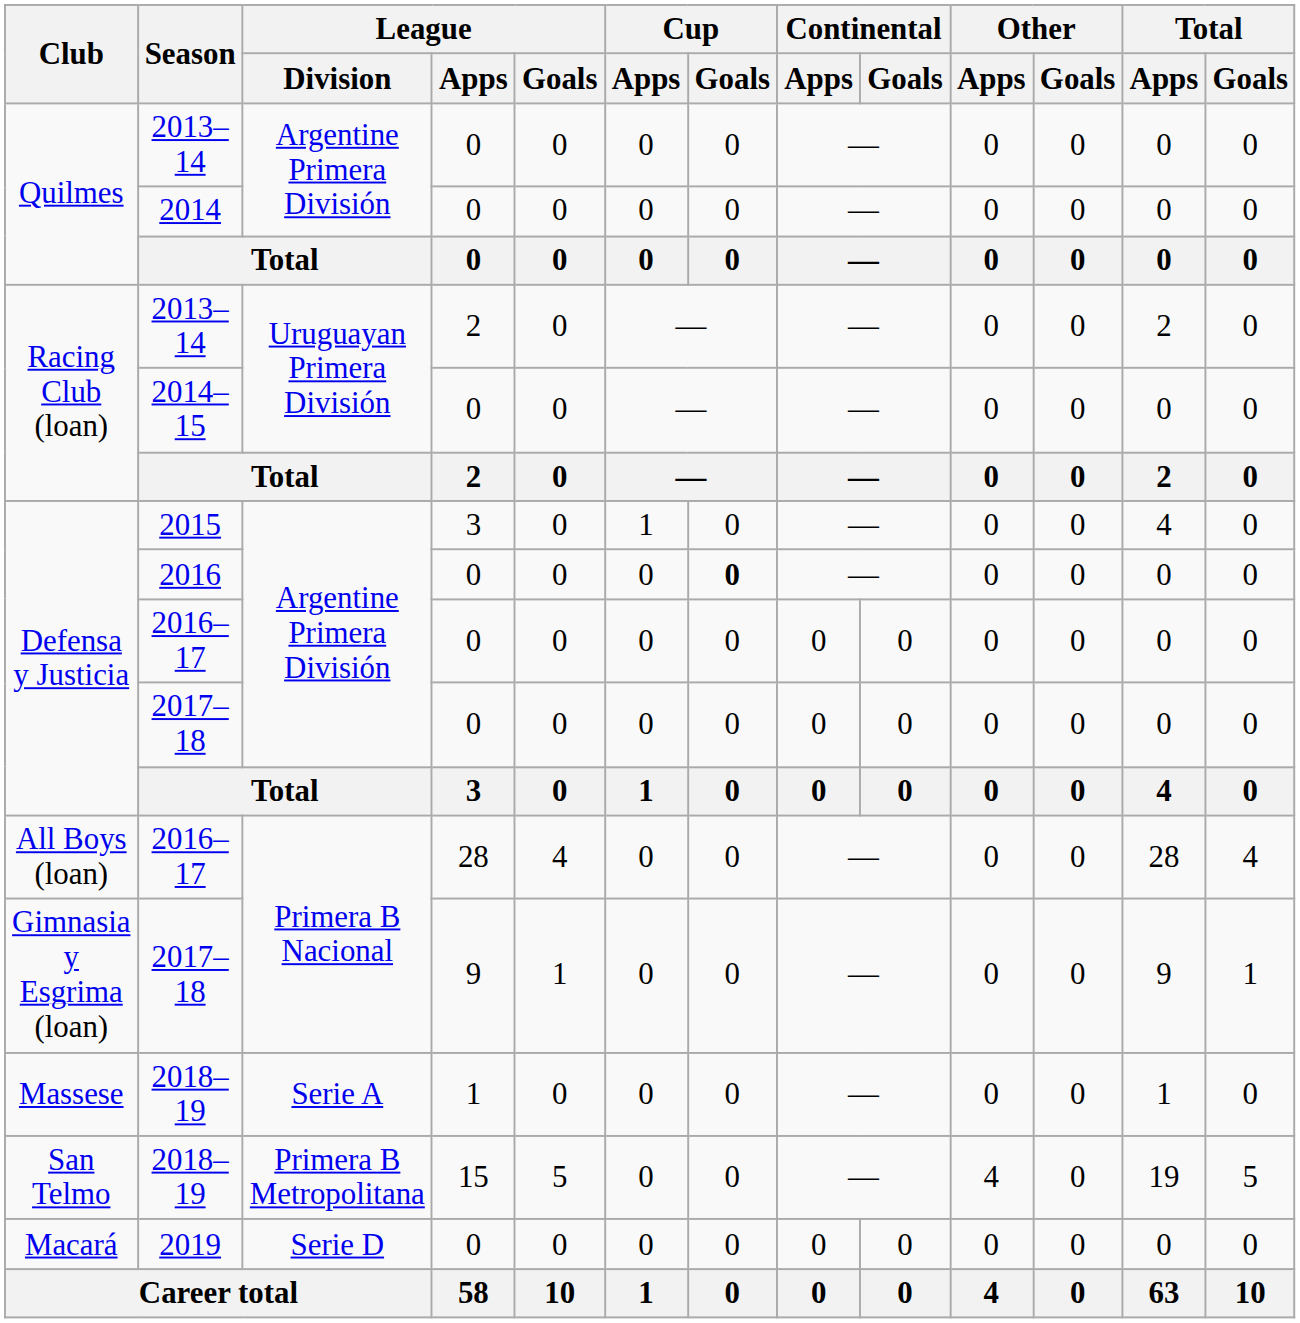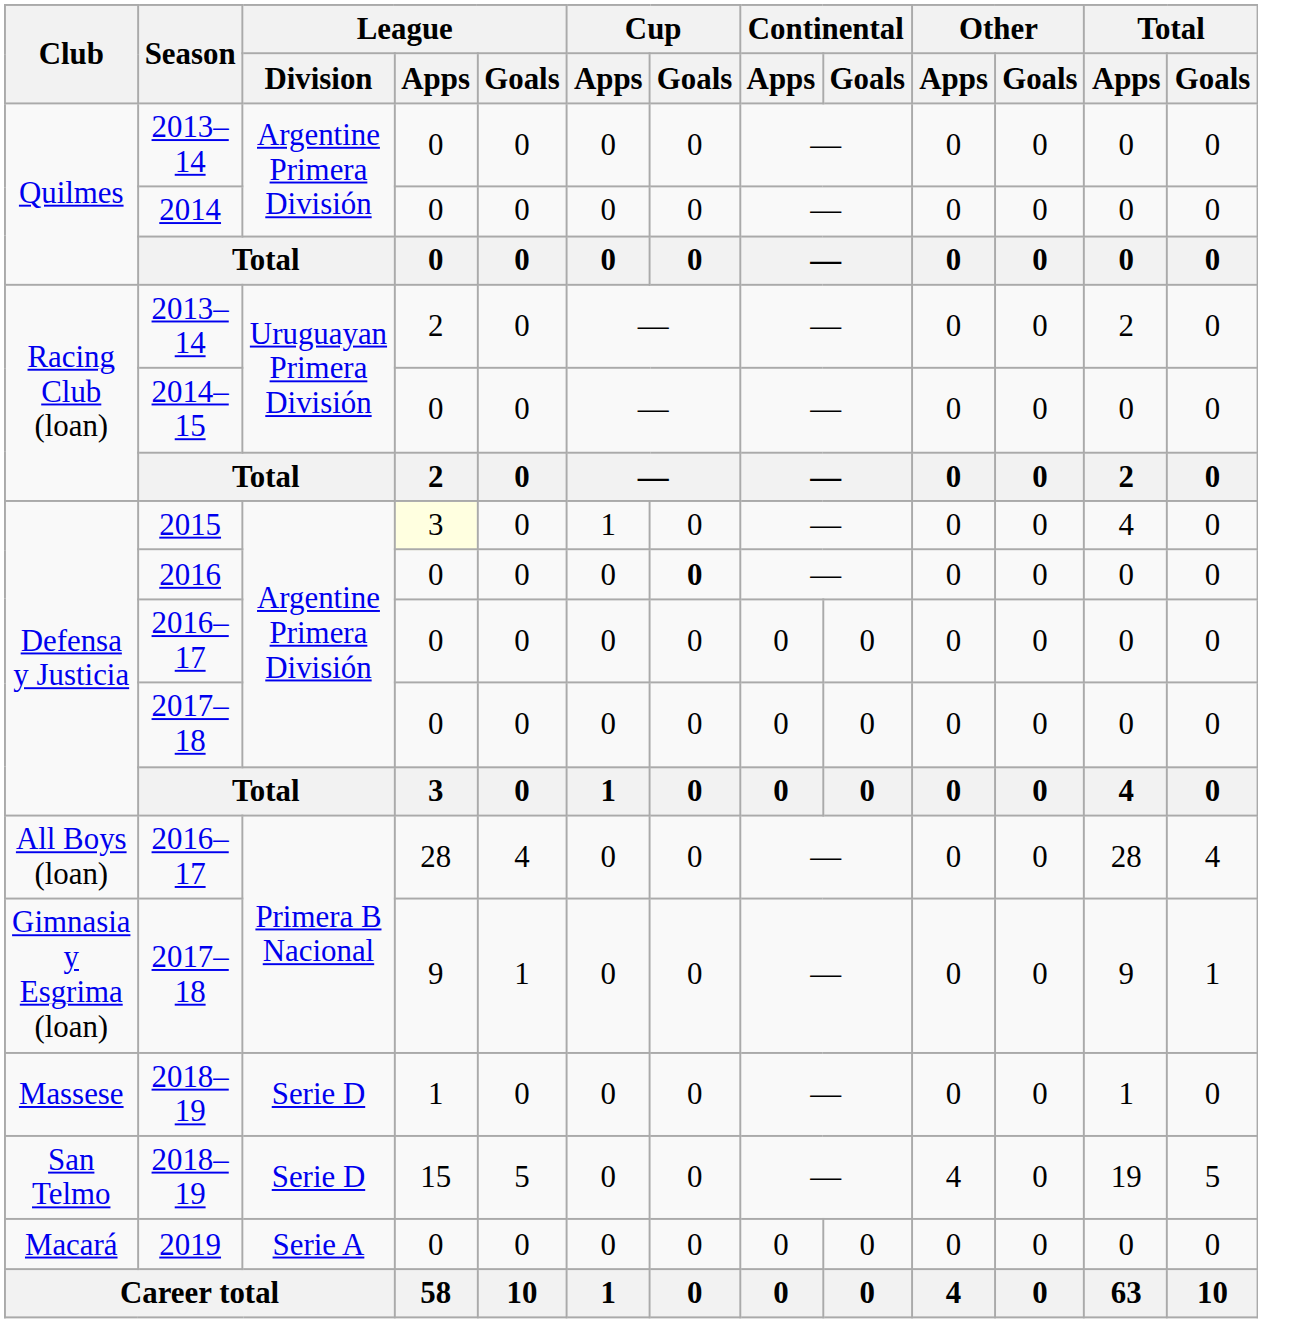(473, 524) no background -> (436, 524) lightyellow background
(337, 1093) Serie A -> (318, 1093) Serie D
(337, 1177) Primera B Metropolitana -> (318, 1177) Serie D
(337, 1243) Serie D -> (318, 1243) Serie A
